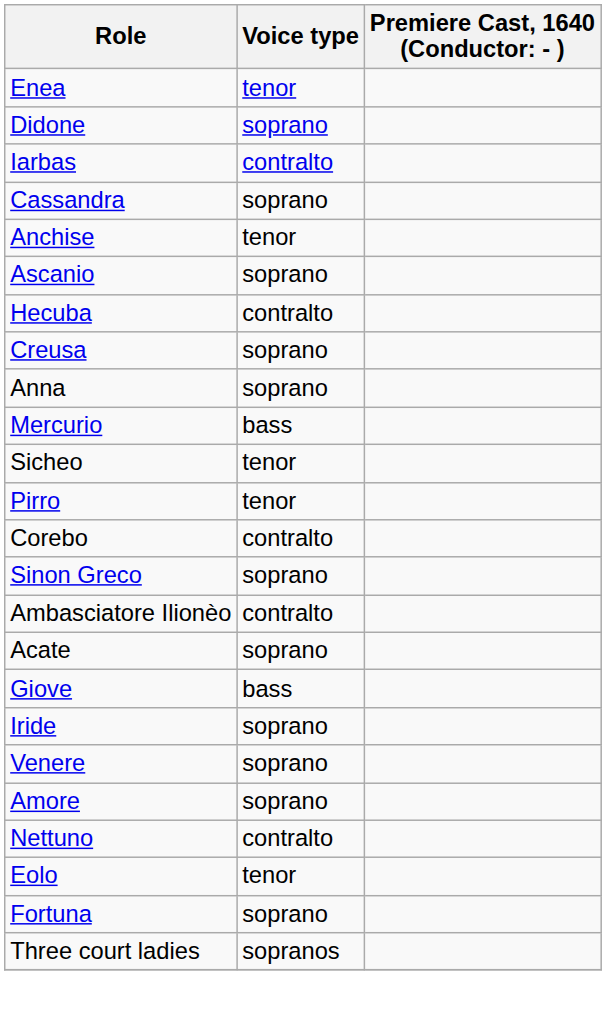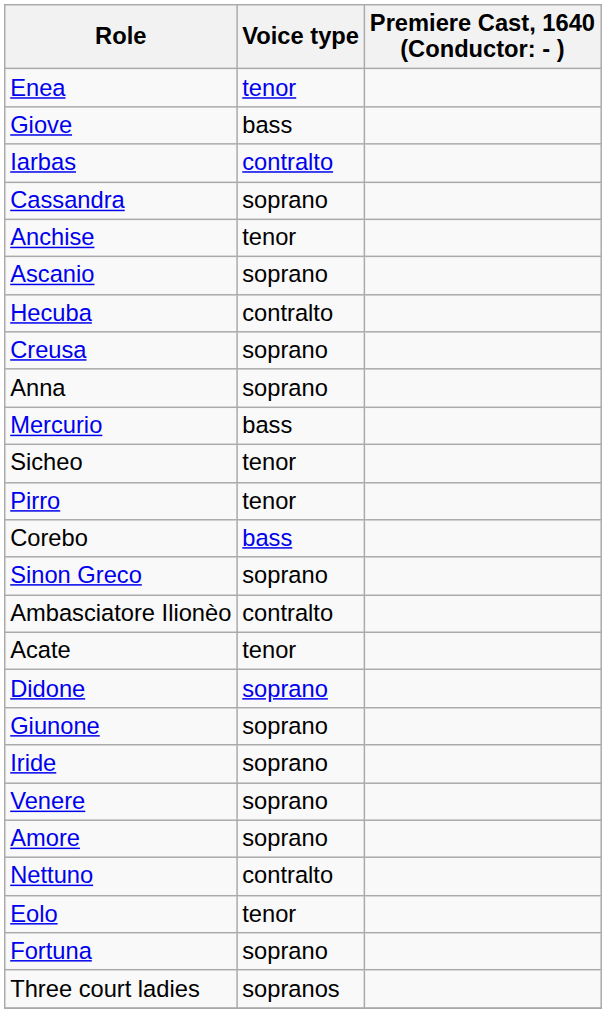rows swapped: (48, 125) <-> (41, 688)
(288, 538) contralto -> (267, 538) bass
(285, 650) soprano -> (269, 650) tenor
+ row: (55, 725)
